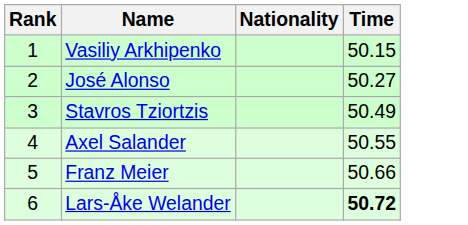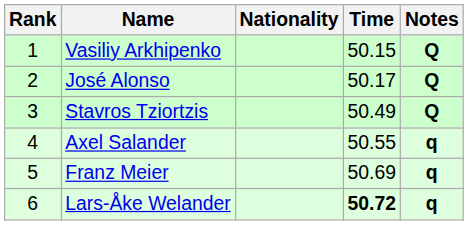+ column: (432, 19)
(372, 81) 50.27 -> (372, 81) 50.17
(372, 173) 50.66 -> (372, 173) 50.69
